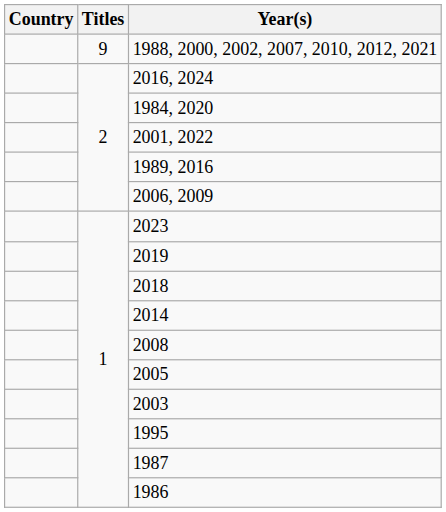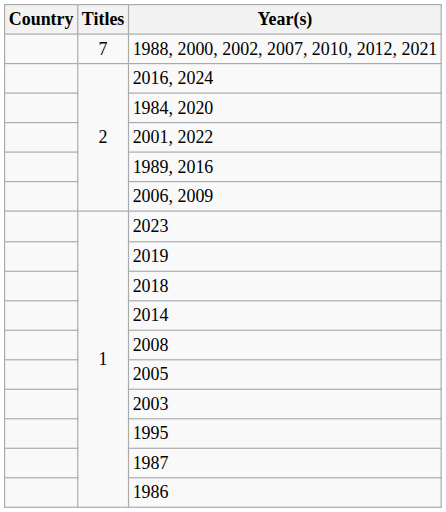(103, 49) 9 -> (103, 49) 7
